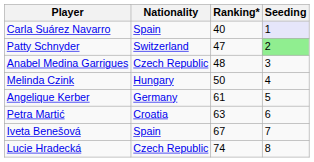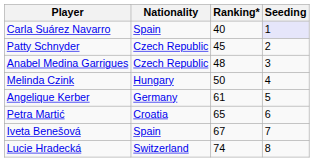(161, 47) Switzerland -> (171, 47) Czech Republic
(219, 47) 47 -> (219, 47) 45
(268, 47) lightgreen background -> (268, 47) no background
(219, 115) 63 -> (219, 115) 65
(171, 149) Czech Republic -> (161, 149) Switzerland
